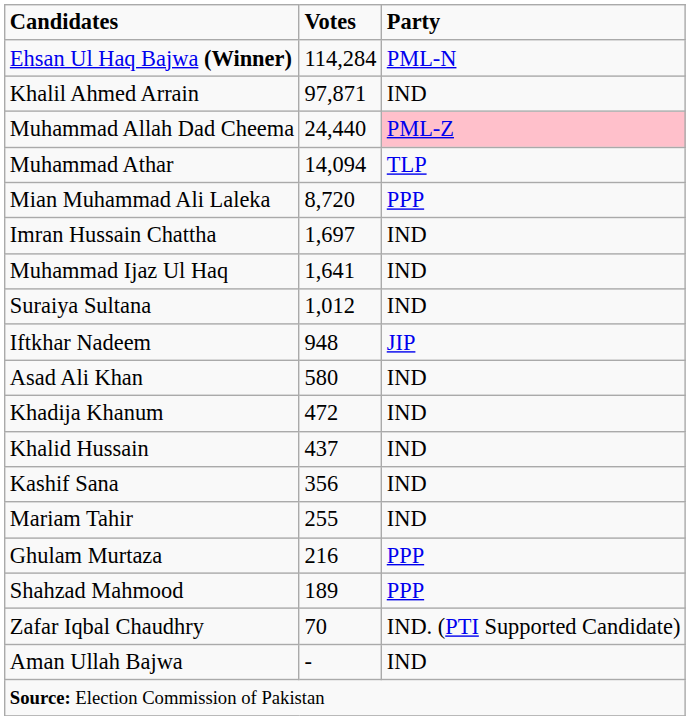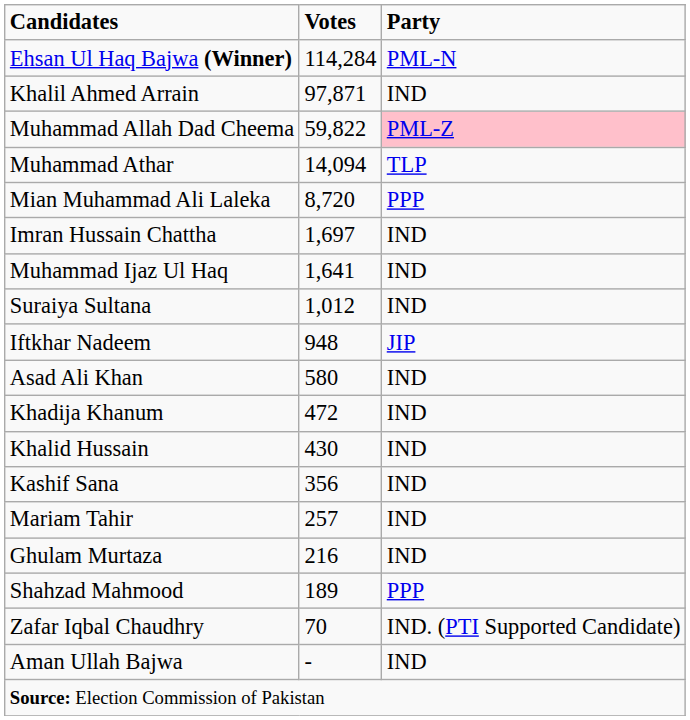(335, 128) 24,440 -> (335, 128) 59,822
(321, 448) 437 -> (321, 448) 430
(321, 519) 255 -> (321, 519) 257
(405, 555) PPP -> (407, 555) IND
